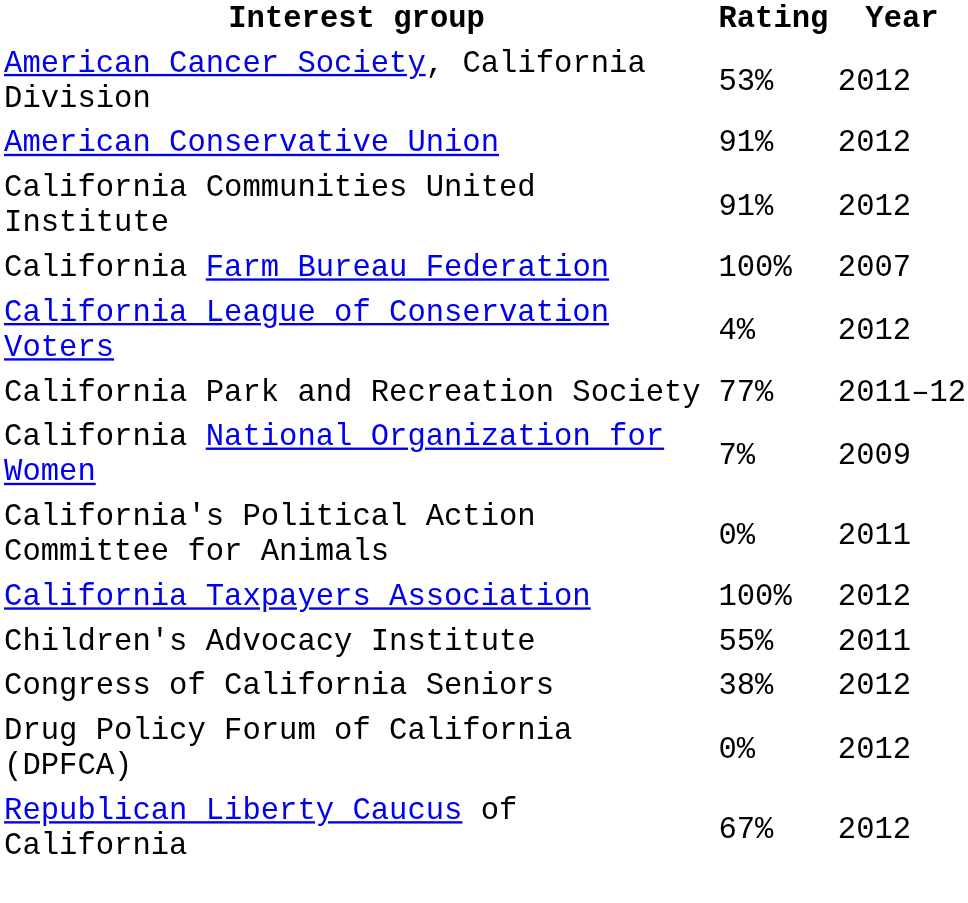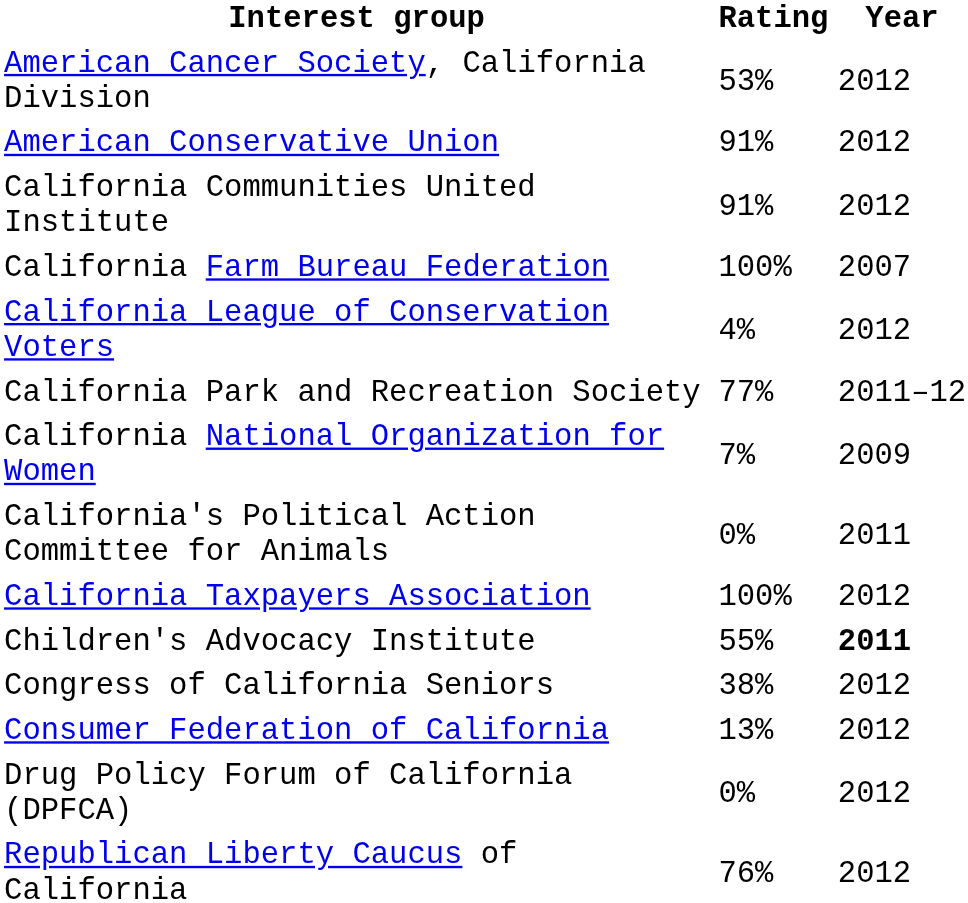(875, 641) normal -> (875, 641) bold
+ row: (307, 731)
(746, 828) 67% -> (746, 873) 76%
